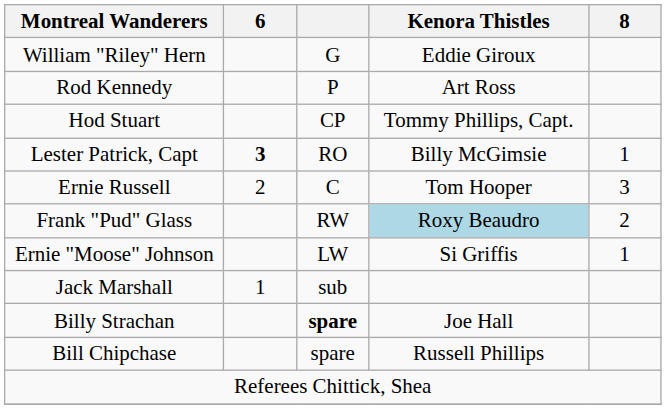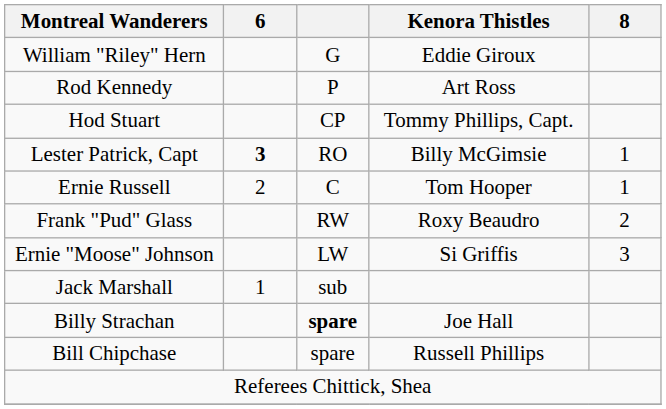(625, 187) 3 -> (625, 187) 1
(479, 220) lightblue background -> (479, 220) no background
(625, 253) 1 -> (625, 253) 3
